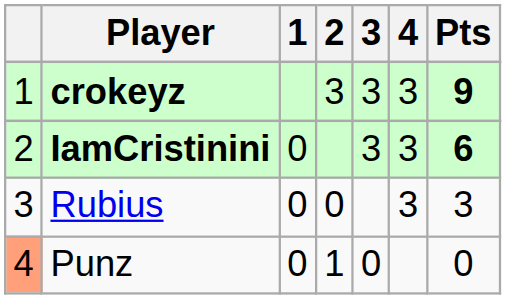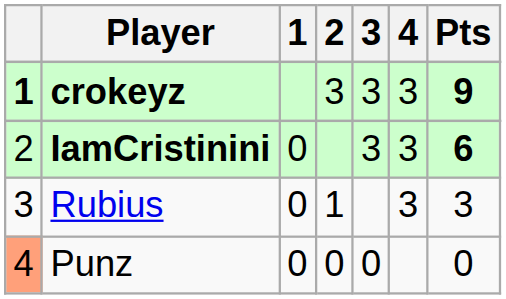(24, 90) normal -> (24, 90) bold
(334, 206) 0 -> (334, 206) 1
(334, 263) 1 -> (334, 263) 0
